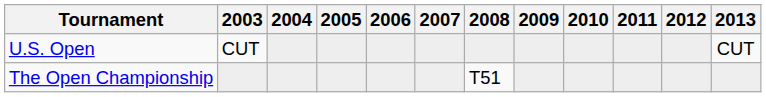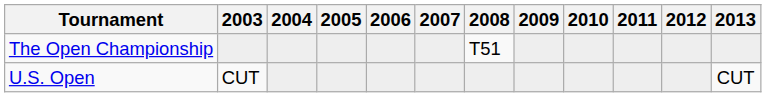rows swapped: (52, 48) <-> (111, 78)
